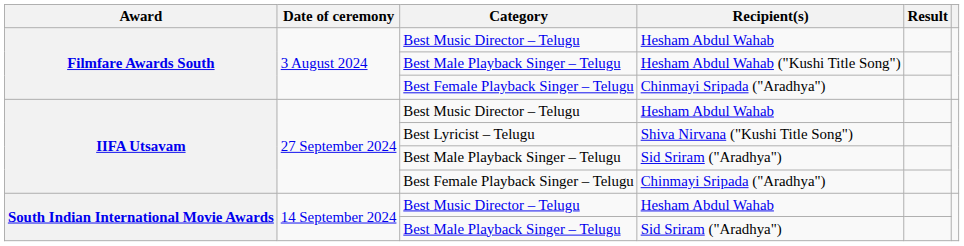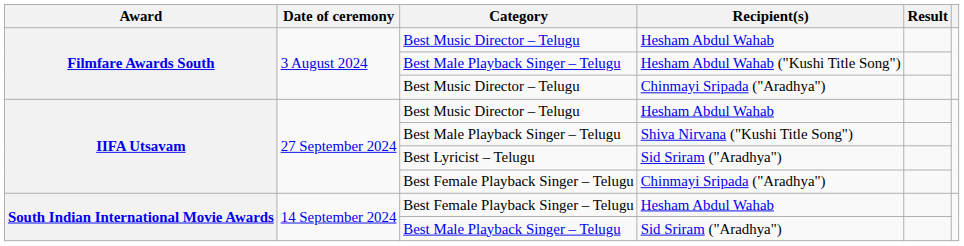(519, 87) Best Female Playback Singer – Telugu -> (491, 87) Best Music Director – Telugu
(469, 134) Best Lyricist – Telugu -> (512, 134) Best Male Playback Singer – Telugu
(512, 157) Best Male Playback Singer – Telugu -> (469, 157) Best Lyricist – Telugu
(491, 205) Best Music Director – Telugu -> (519, 205) Best Female Playback Singer – Telugu
